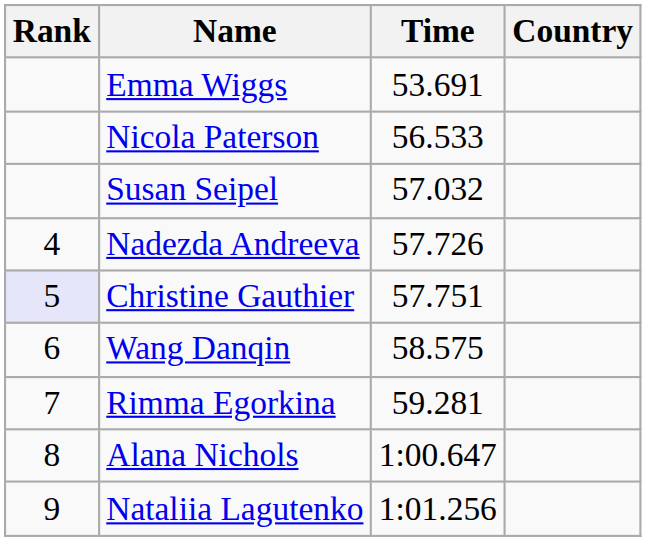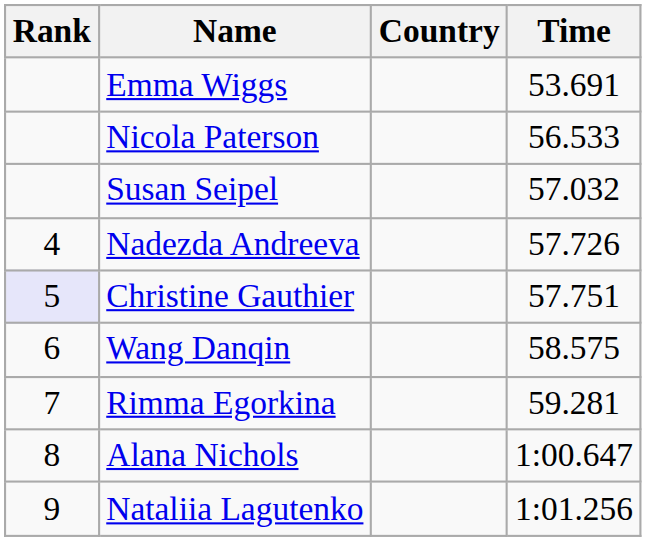columns swapped: (573, 31) <-> (438, 31)
